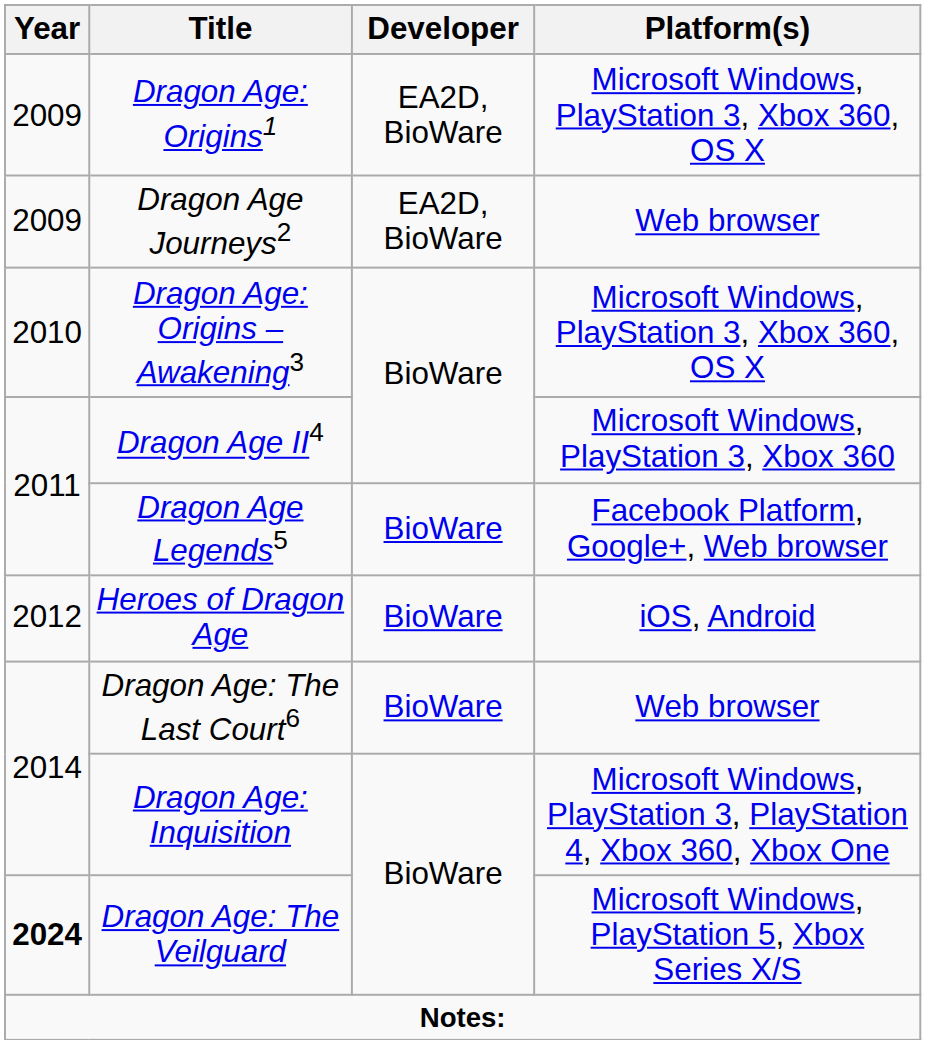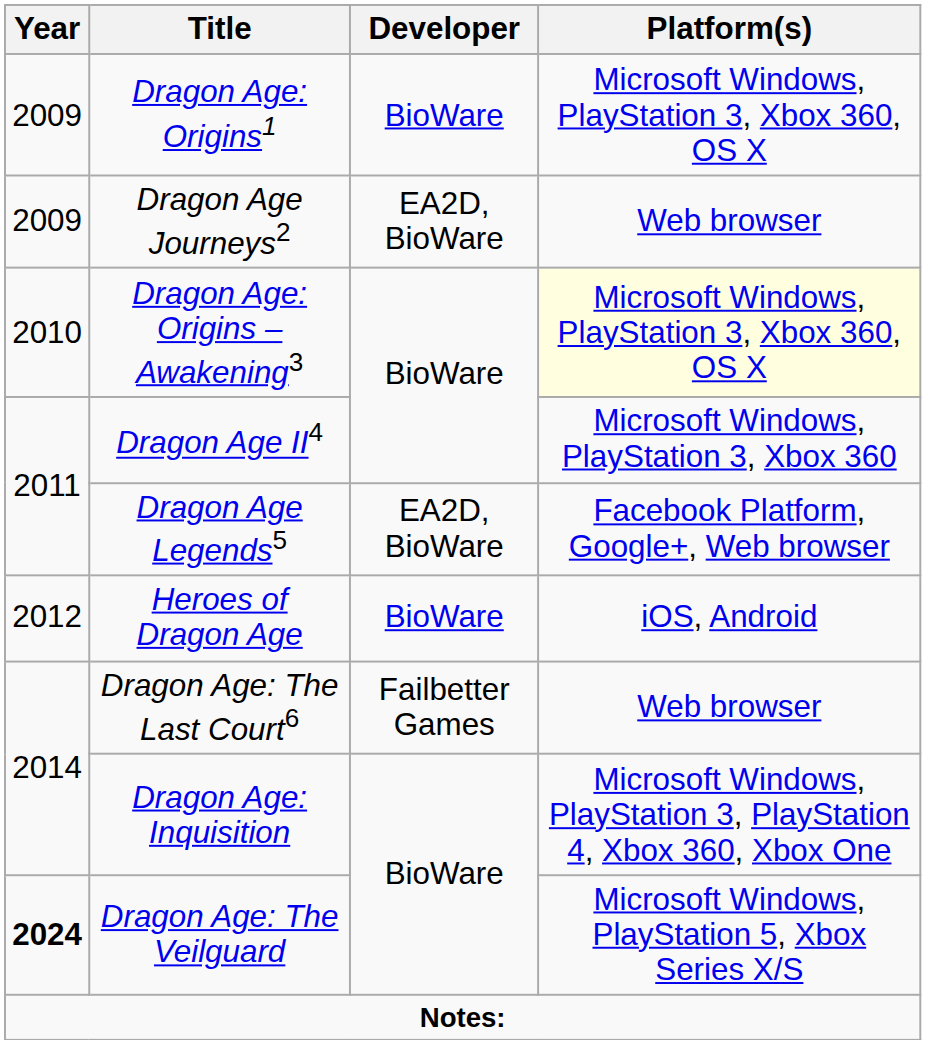(443, 114) EA2D, BioWare -> (444, 114) BioWare
(727, 332) no background -> (729, 332) lightyellow background
(443, 528) BioWare -> (444, 528) EA2D, BioWare
(443, 707) BioWare -> (444, 707) Failbetter Games
